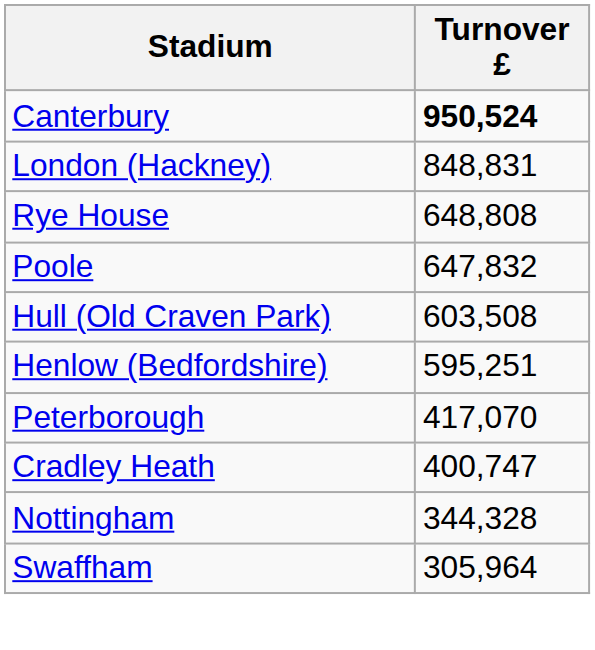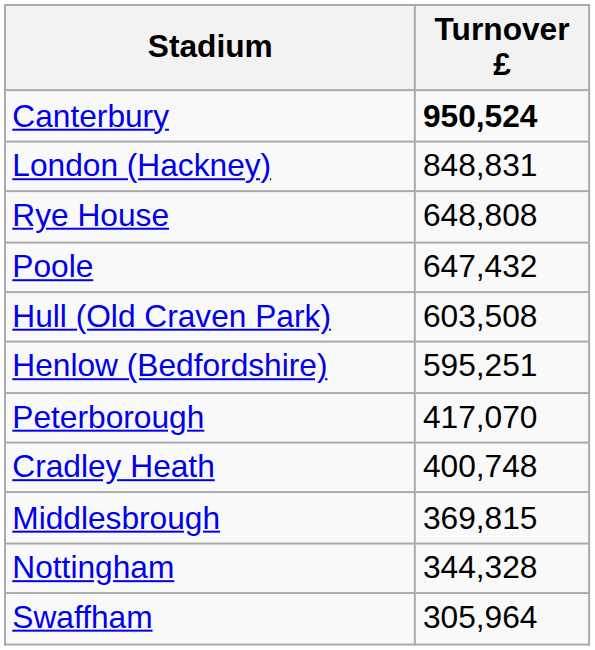(480, 266) 647,832 -> (480, 266) 647,432
(480, 467) 400,747 -> (480, 467) 400,748
+ row: (116, 517)
